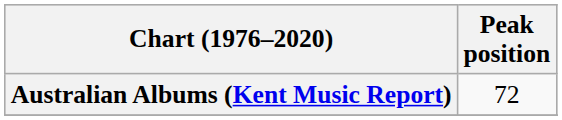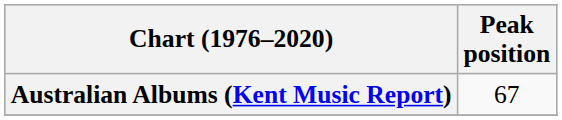(507, 94) 72 -> (507, 94) 67
